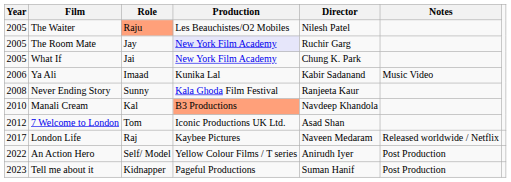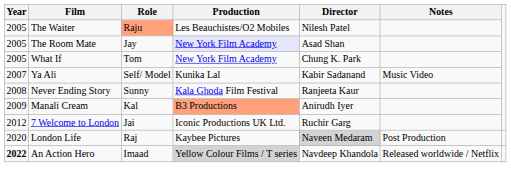(326, 43) Ruchir Garg -> (323, 43) Asad Shan
(129, 59) Jai -> (133, 59) Tom
(17, 75) 2006 -> (17, 75) 2007
(136, 75) Imaad -> (147, 75) Self/ Model
(17, 106) 2010 -> (17, 106) 2009
(340, 106) Navdeep Khandola -> (327, 106) Anirudh Iyer
(133, 122) Tom -> (129, 122) Jai
(323, 122) Asad Shan -> (326, 122) Ruchir Garg
(17, 138) 2017 -> (17, 138) 2020
(337, 138) no background -> (337, 138) lightgrey background
(441, 138) Released worldwide / Netflix -> (414, 138) Post Production
(17, 153) normal -> (17, 153) bold
(147, 153) Self/ Model -> (136, 153) Imaad
(236, 153) no background -> (236, 153) lightgrey background
(327, 153) Anirudh Iyer -> (340, 153) Navdeep Khandola
(414, 153) Post Production -> (441, 153) Released worldwide / Netflix
- row: (62, 169)
